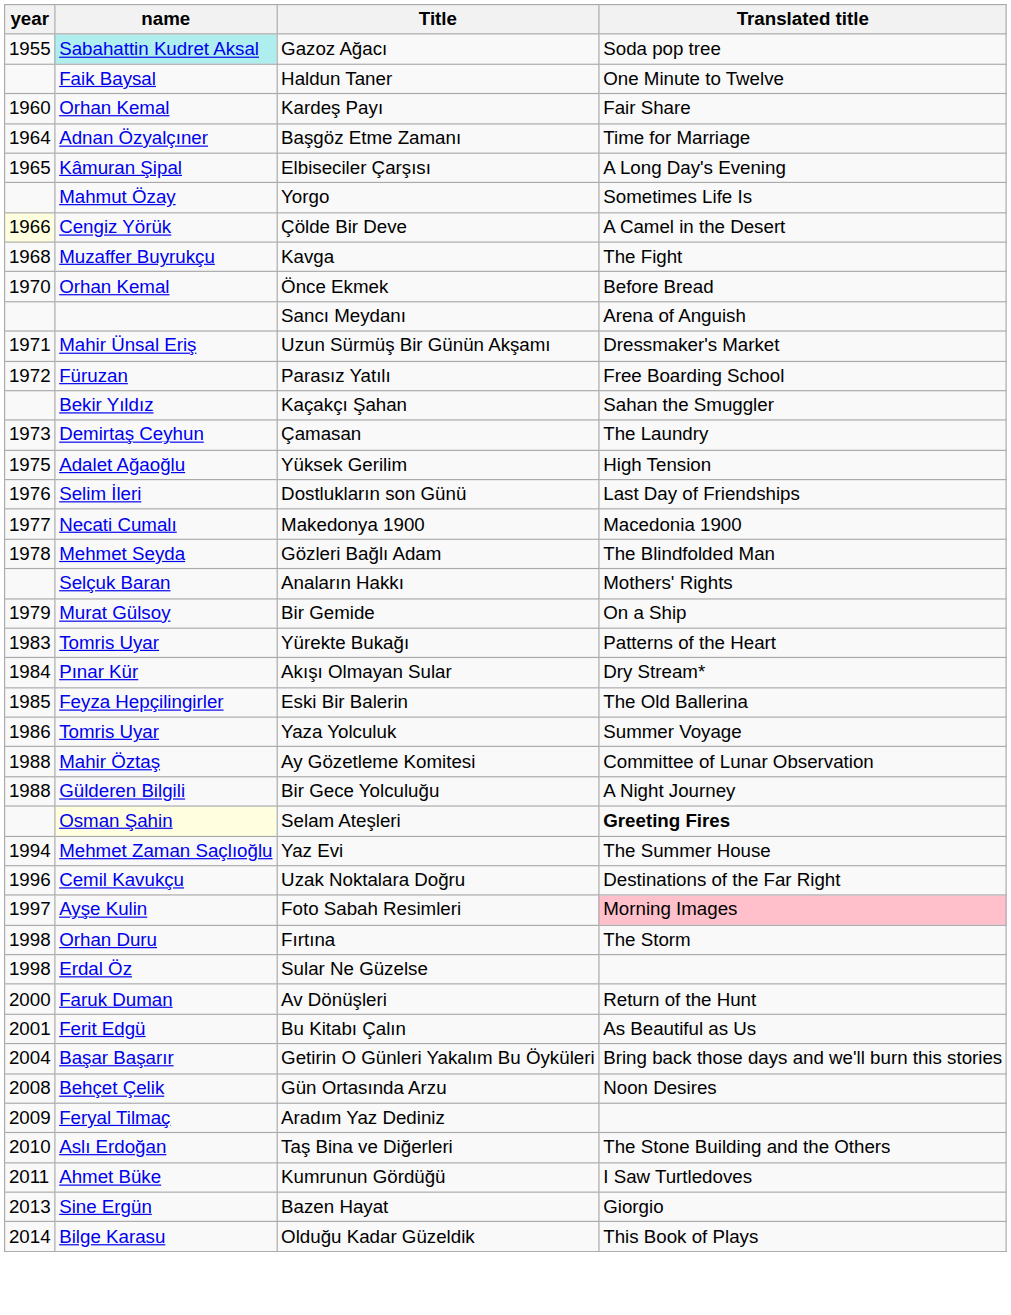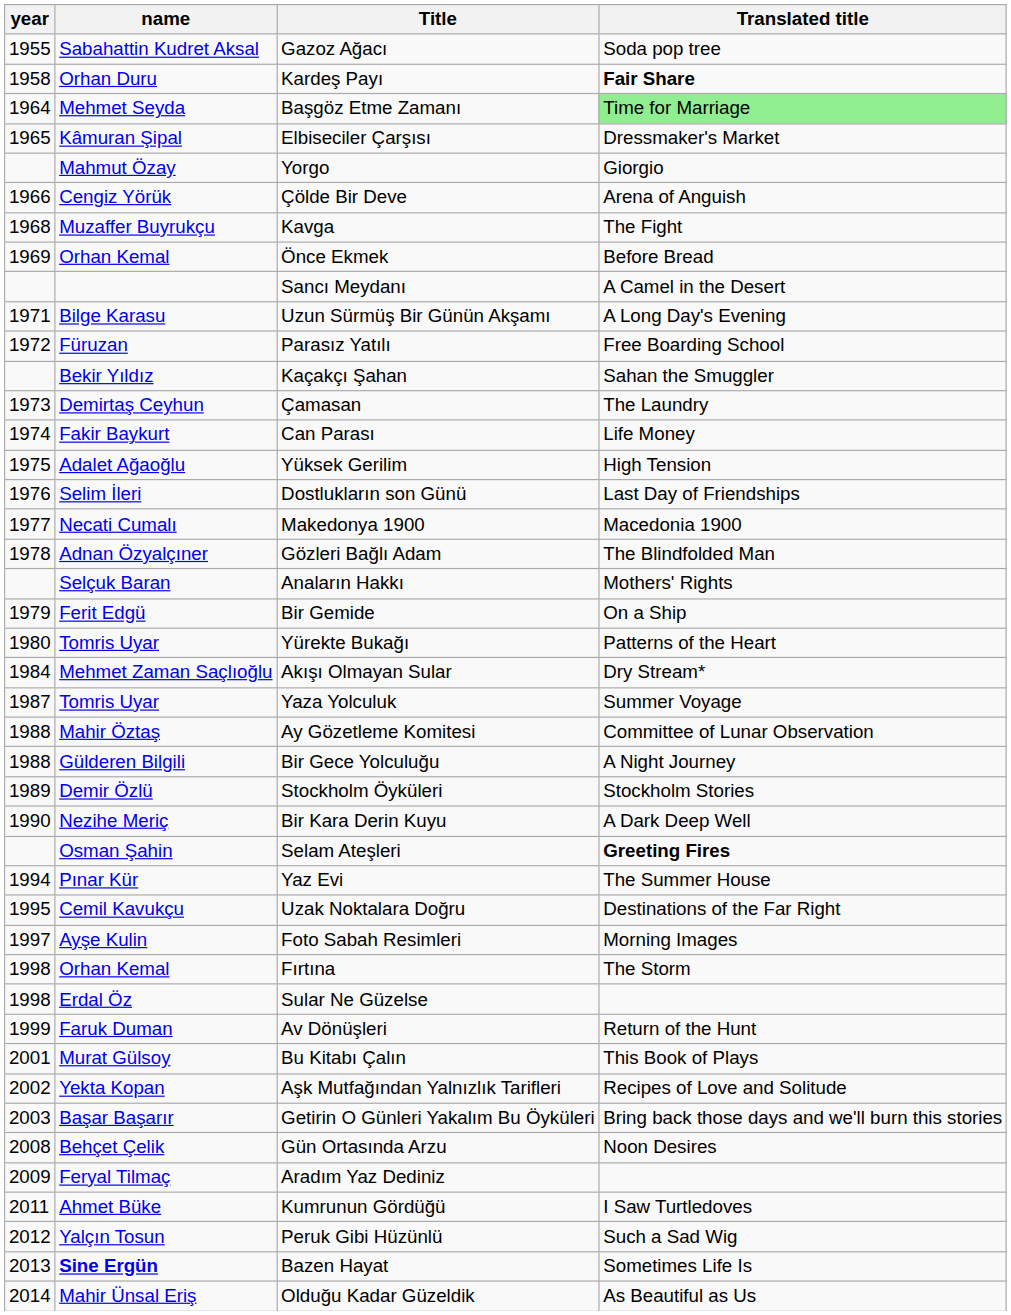(159, 49) paleturquoise background -> (159, 49) no background
- row: (337, 78)
(30, 108) 1960 -> (30, 78) 1958
(114, 108) Orhan Kemal -> (108, 78) Orhan Duru
(647, 108) normal -> (649, 78) bold
(134, 138) Adnan Özyalçıner -> (122, 108) Mehmet Seyda
(677, 138) no background -> (677, 108) lightgreen background
(695, 167) A Long Day's Evening -> (691, 138) Dressmaker's Market
(678, 197) Sometimes Life Is -> (633, 167) Giorgio
(30, 227) lightyellow background -> (30, 197) no background
(694, 227) A Camel in the Desert -> (675, 197) Arena of Anguish
(30, 286) 1970 -> (30, 256) 1969
(675, 316) Arena of Anguish -> (694, 286) A Camel in the Desert
(128, 345) Mahir Ünsal Eriş -> (112, 316) Bilge Karasu
(691, 345) Dressmaker's Market -> (695, 316) A Long Day's Evening
+ row: (328, 434)
(122, 553) Mehmet Seyda -> (134, 553) Adnan Özyalçıner
(115, 613) Murat Gülsoy -> (102, 613) Ferit Edgü
(30, 642) 1983 -> (30, 642) 1980
(99, 672) Pınar Kür -> (166, 672) Mehmet Zaman Saçlıoğlu
- row: (345, 702)
(30, 731) 1986 -> (30, 702) 1987
+ row: (362, 791)
+ row: (364, 820)
(116, 820) lightyellow background -> (116, 850) no background
(166, 850) Mehmet Zaman Saçlıoğlu -> (99, 880) Pınar Kür
(30, 880) 1996 -> (30, 910) 1995
(670, 910) pink background -> (670, 939) no background
(108, 939) Orhan Duru -> (114, 969) Orhan Kemal
(30, 999) 2000 -> (30, 1028) 1999
(102, 1028) Ferit Edgü -> (115, 1058) Murat Gülsoy
(680, 1028) As Beautiful as Us -> (681, 1058) This Book of Plays
+ row: (421, 1088)
(30, 1058) 2004 -> (30, 1117) 2003
- row: (367, 1147)
+ row: (362, 1236)
(105, 1206) normal -> (109, 1266) bold
(633, 1206) Giorgio -> (678, 1266) Sometimes Life Is
(112, 1236) Bilge Karasu -> (128, 1295) Mahir Ünsal Eriş
(681, 1236) This Book of Plays -> (680, 1295) As Beautiful as Us
